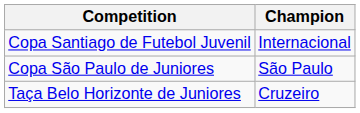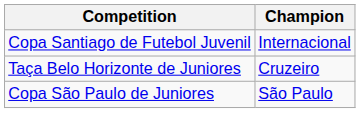rows swapped: (111, 68) <-> (125, 94)
